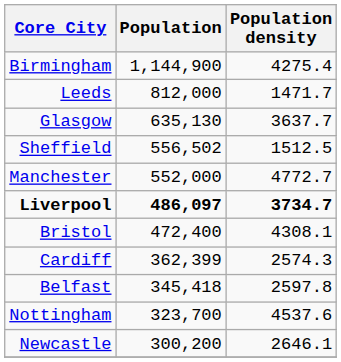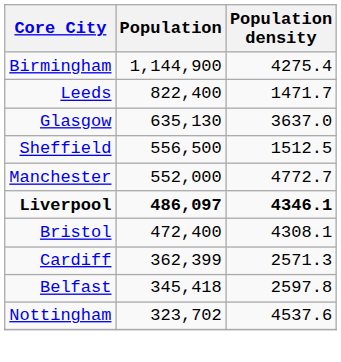(186, 94) 812,000 -> (186, 94) 822,400
(301, 121) 3637.7 -> (301, 121) 3637.0
(186, 149) 556,502 -> (186, 149) 556,500
(301, 205) 3734.7 -> (301, 205) 4346.1
(301, 260) 2574.3 -> (301, 260) 2571.3
(186, 316) 323,700 -> (186, 316) 323,702
- row: (65, 344)
